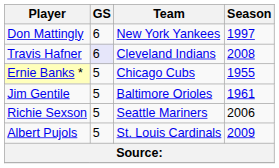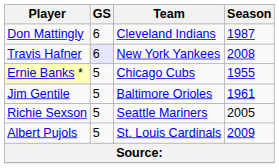(168, 34) New York Yankees -> (166, 34) Cleveland Indians
(241, 34) 1997 -> (241, 34) 1987
(166, 53) Cleveland Indians -> (168, 53) New York Yankees
(241, 113) 2006 -> (241, 113) 2005
